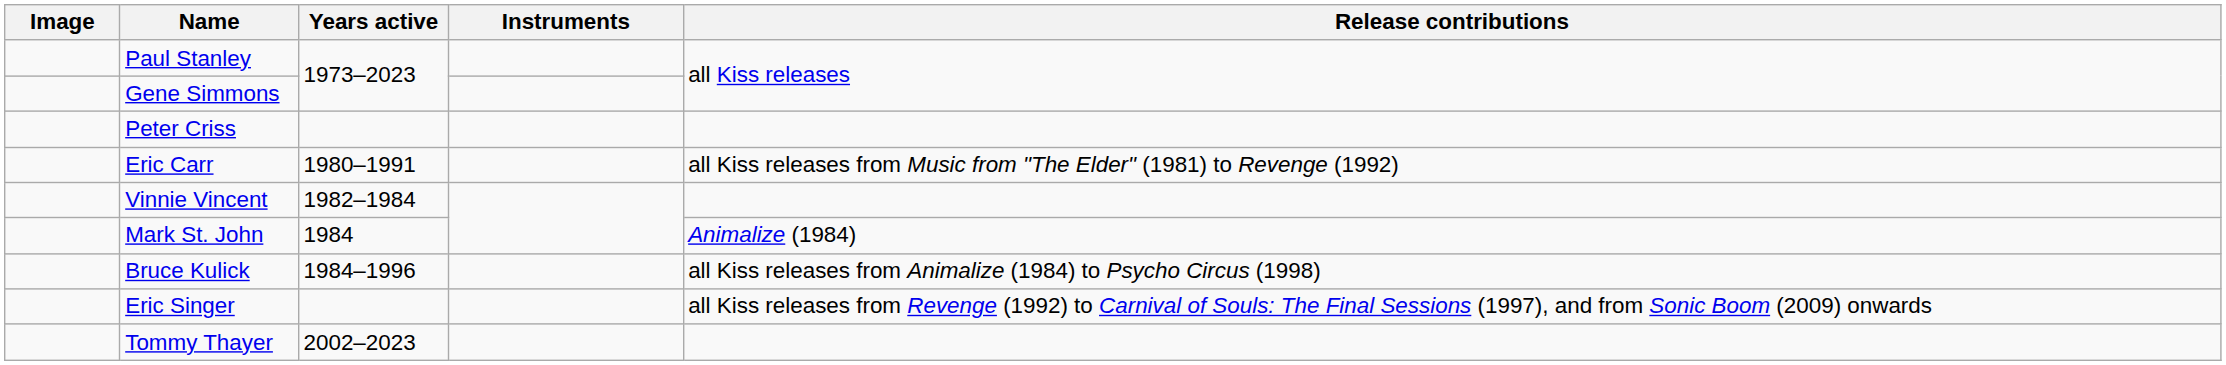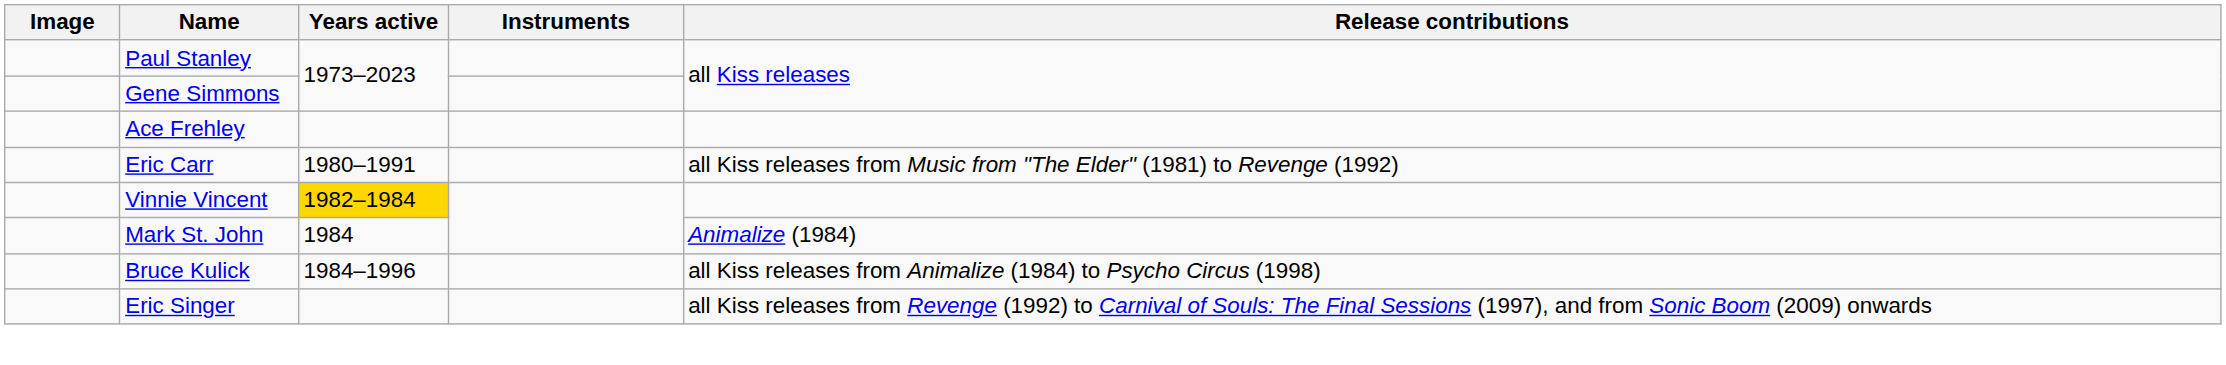+ row: (185, 128)
- row: (181, 128)
(360, 199) no background -> (360, 199) gold background
- row: (199, 341)
